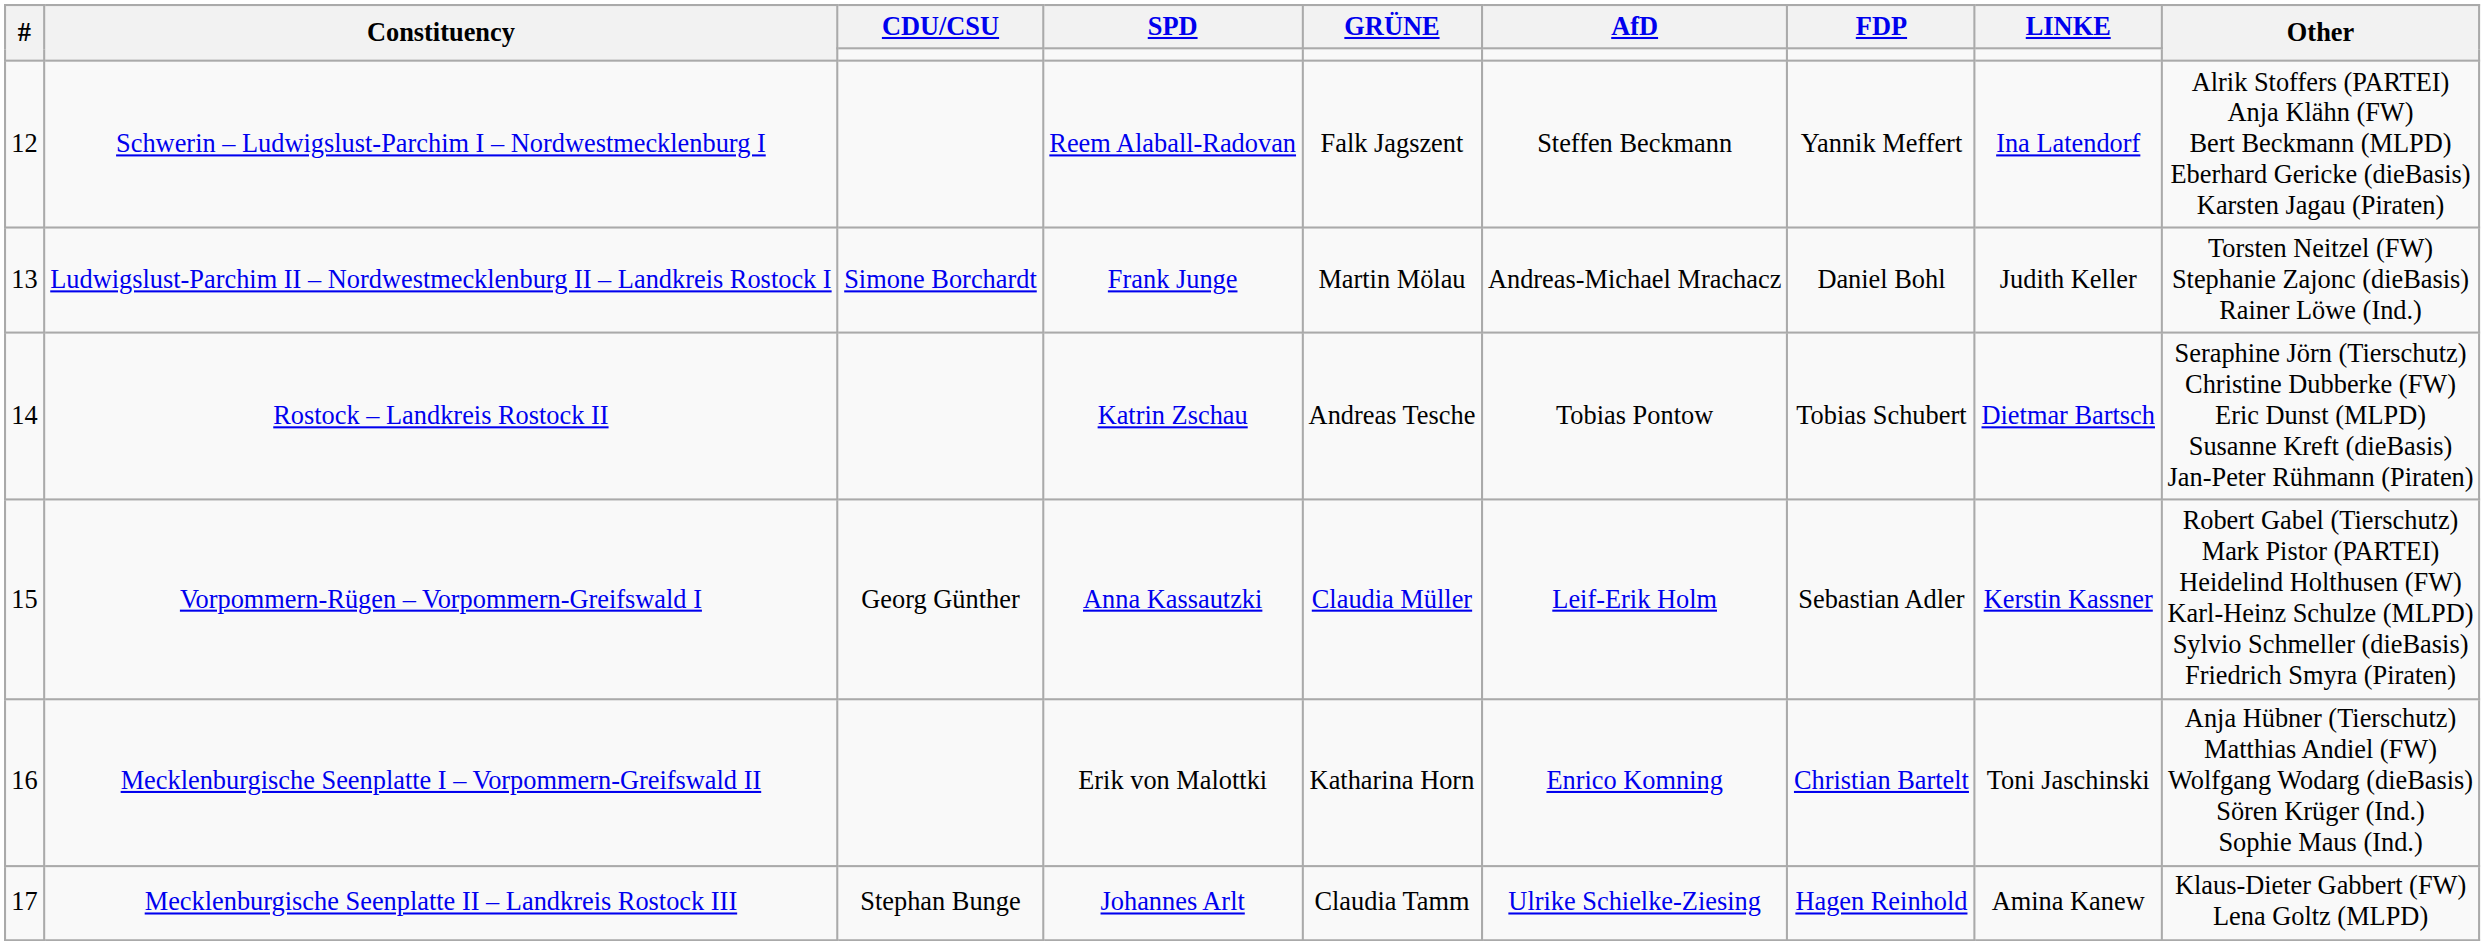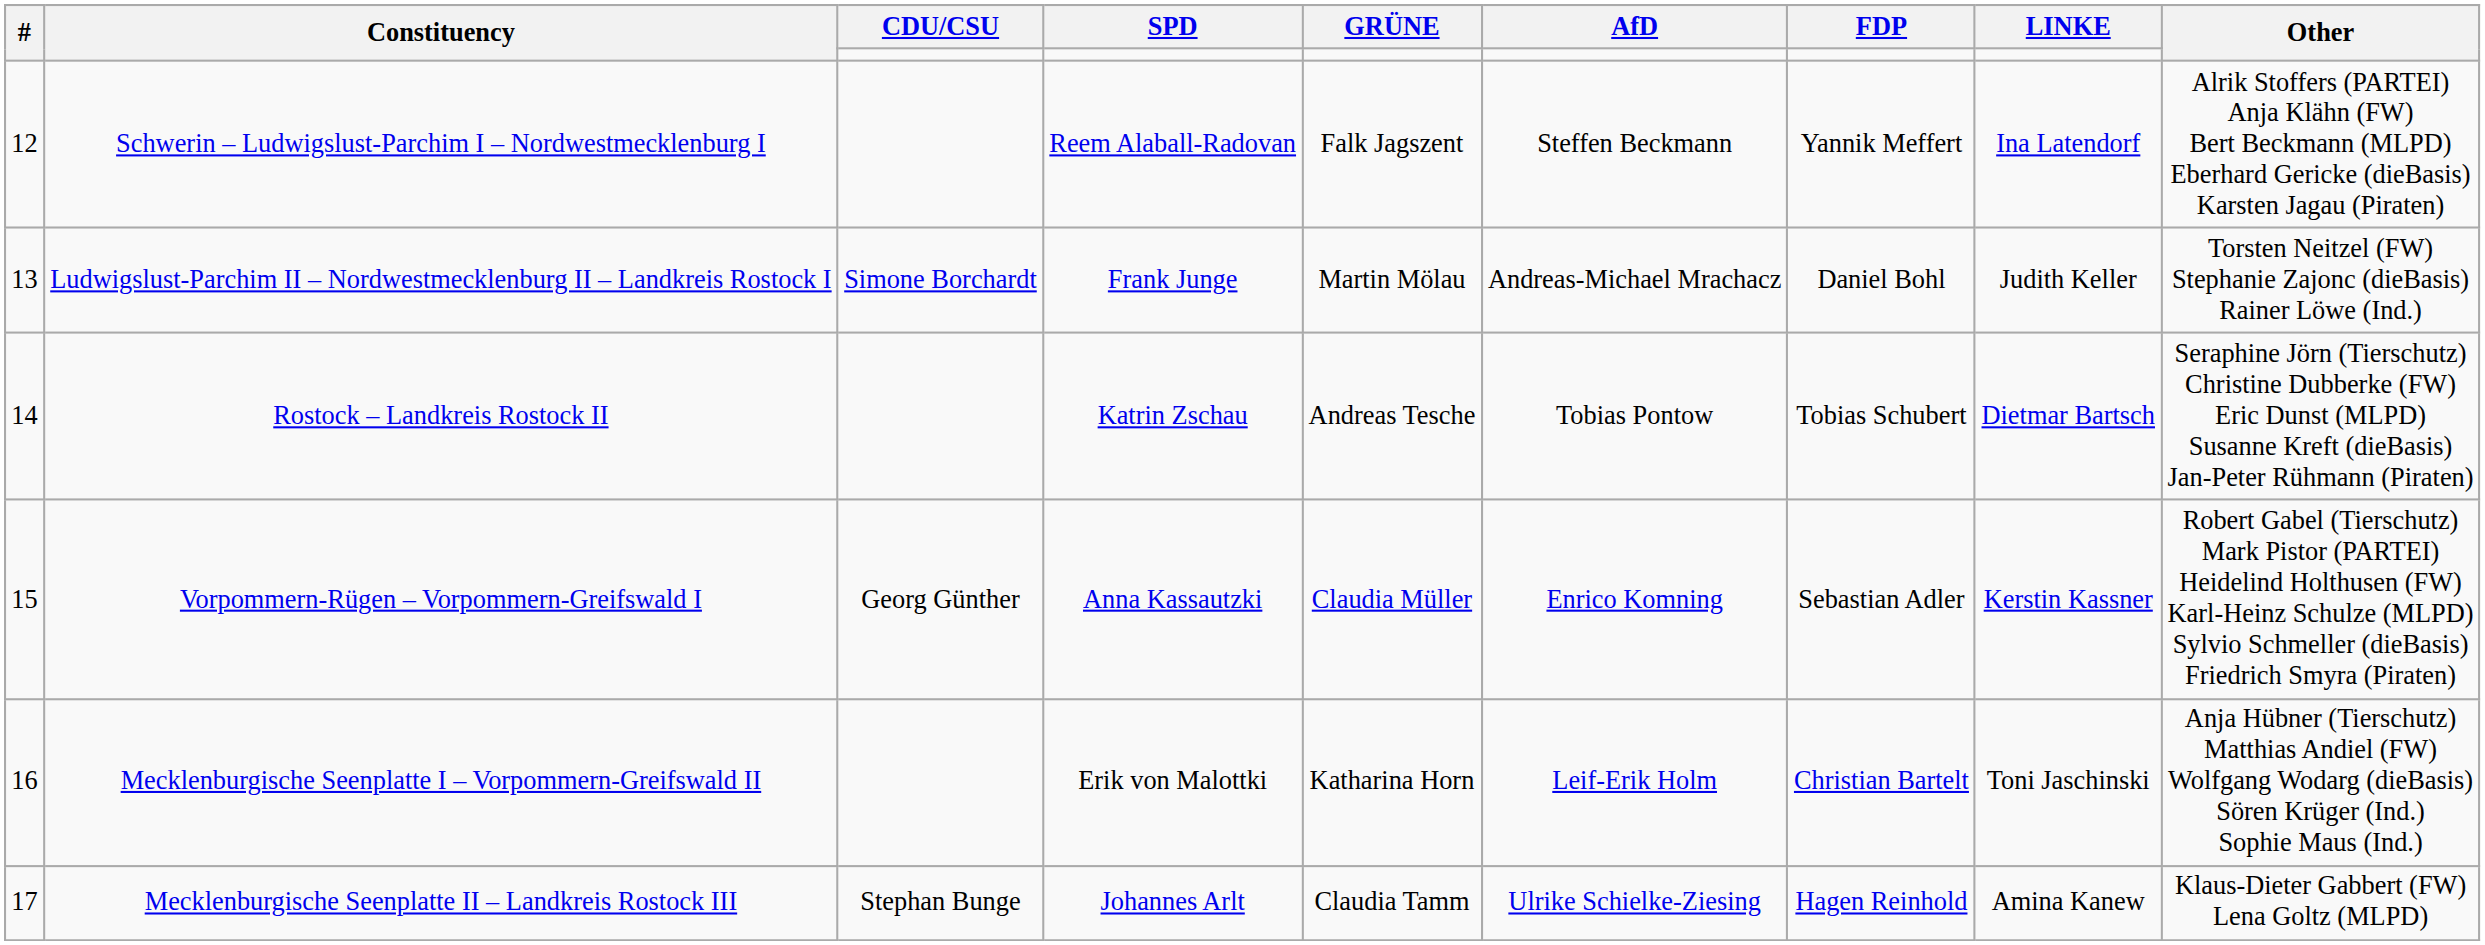(1635, 598) Leif-Erik Holm -> (1635, 598) Enrico Komning
(1635, 781) Enrico Komning -> (1635, 781) Leif-Erik Holm
